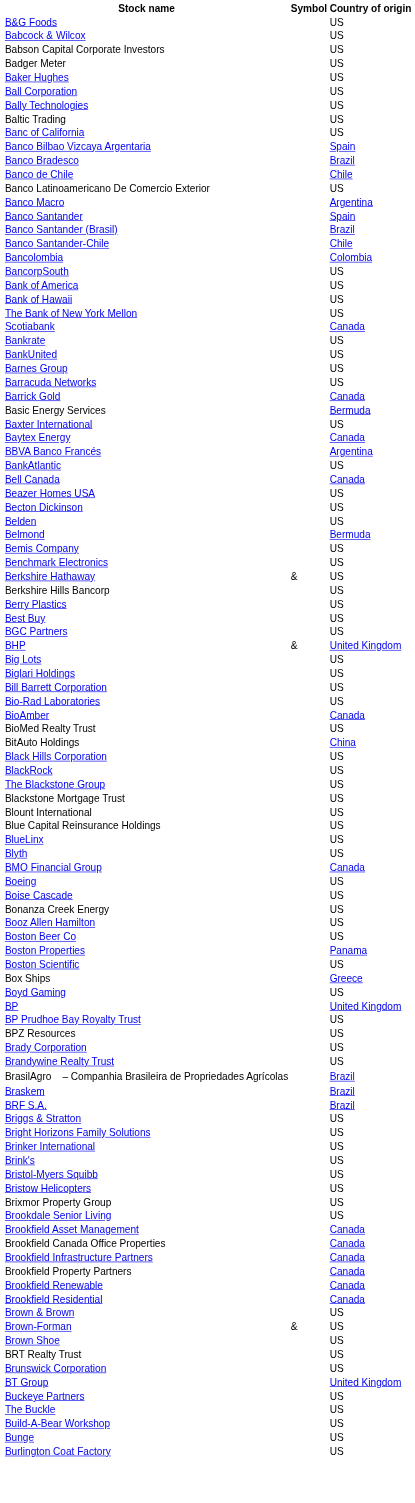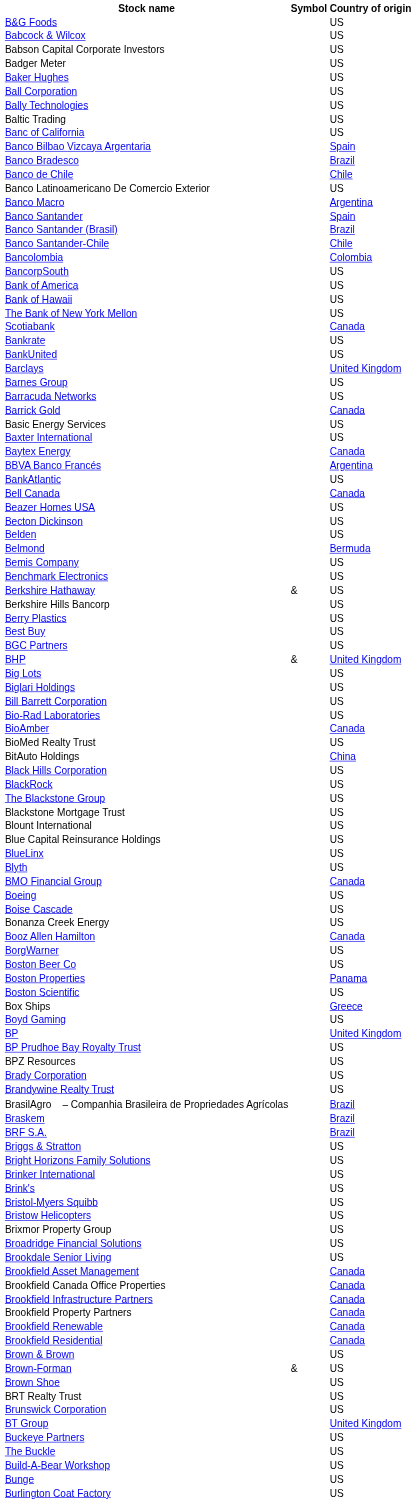+ row: (24, 369)
(350, 410) Bermuda -> (337, 424) US
(337, 923) US -> (347, 937) Canada
+ row: (32, 951)
+ row: (73, 1244)
